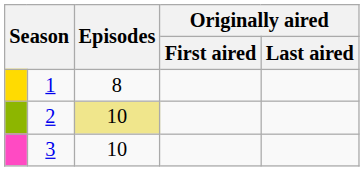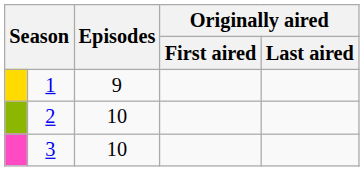(117, 85) 8 -> (117, 85) 9
(117, 117) khaki background -> (117, 117) no background
